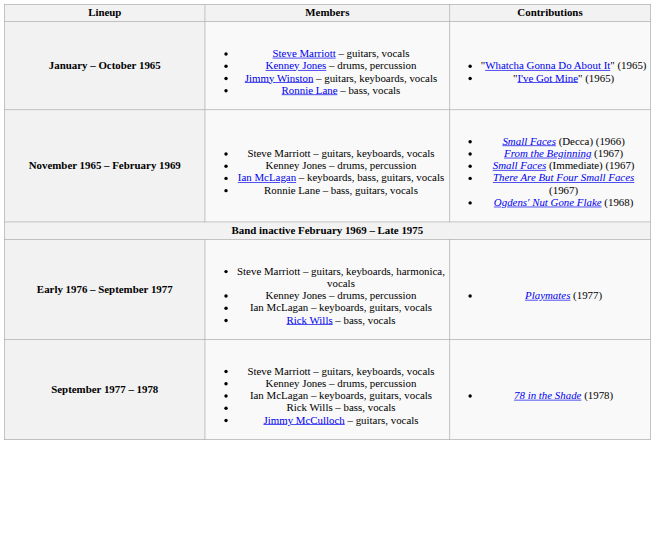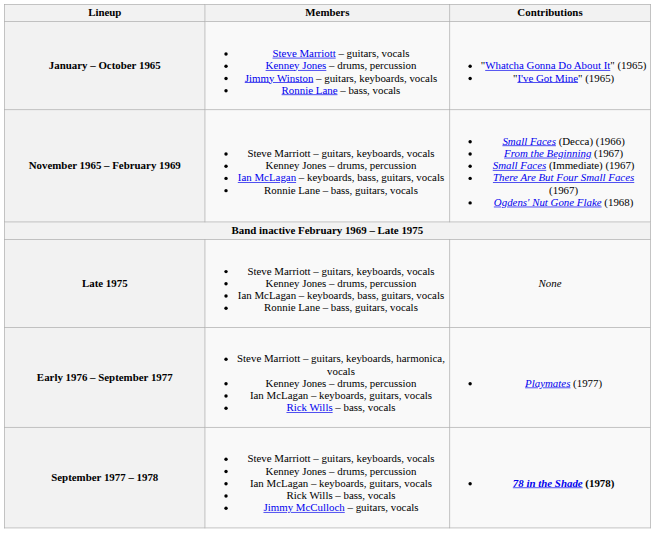+ row: (105, 283)
(550, 396) normal -> (550, 484) bold
